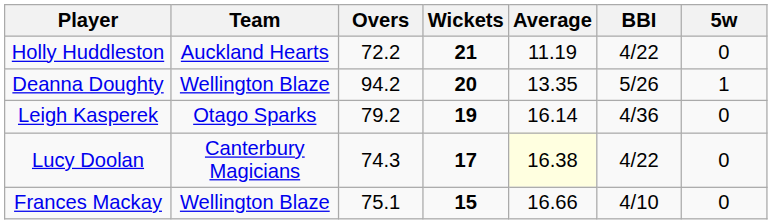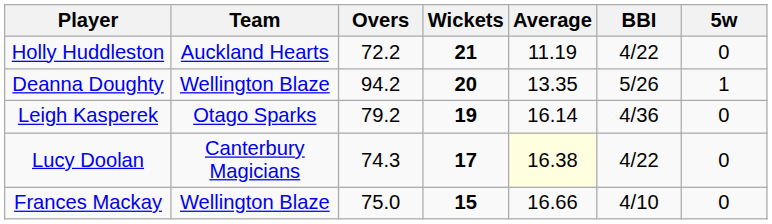(381, 203) 75.1 -> (381, 203) 75.0
